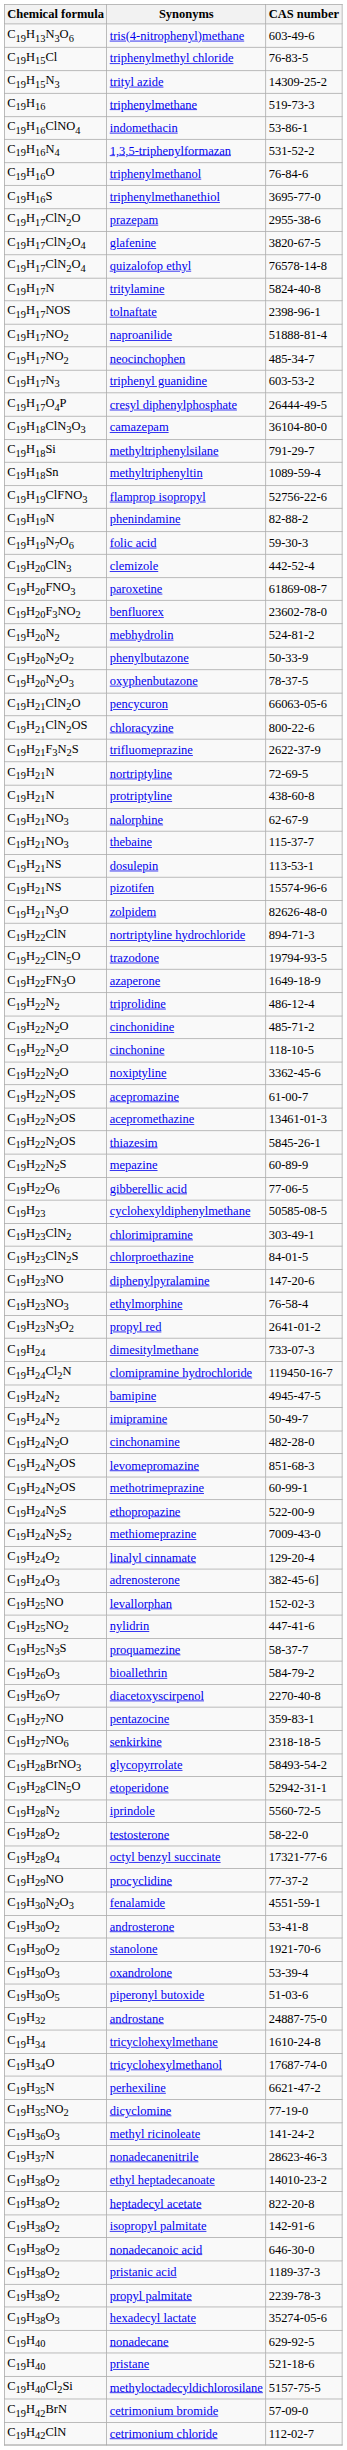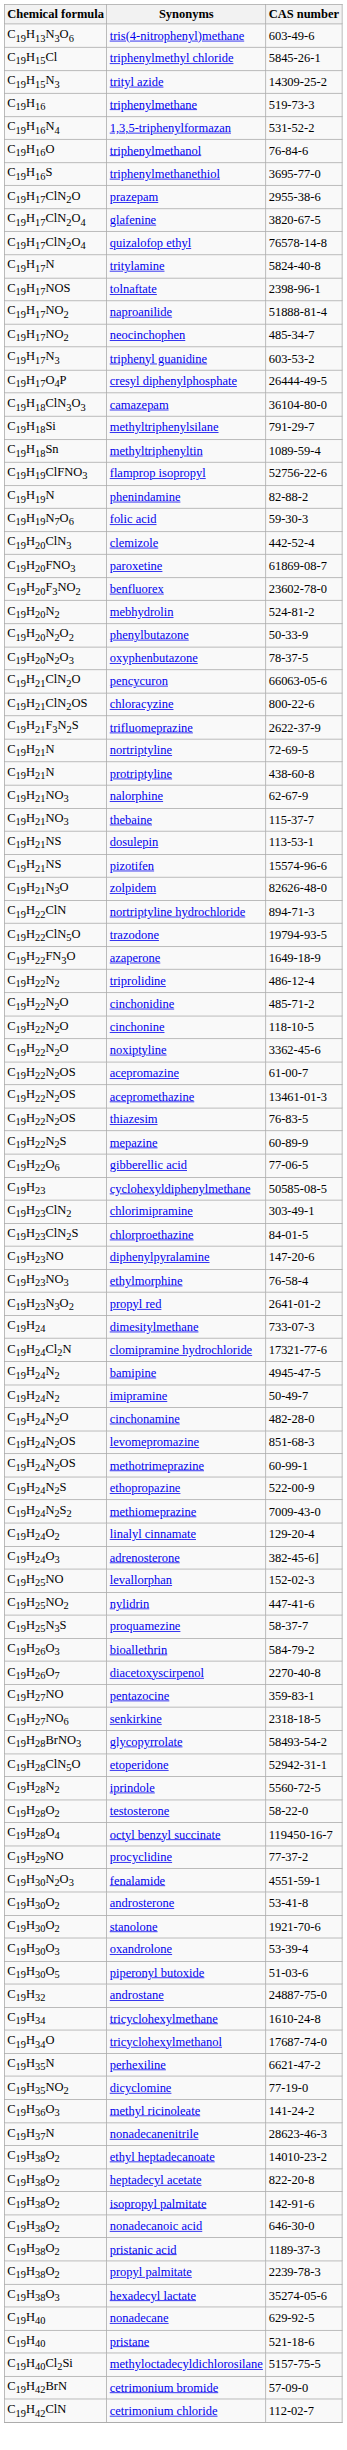(288, 58) 76-83-5 -> (295, 58) 5845-26-1
- row: (144, 128)
(295, 1142) 5845-26-1 -> (288, 1119) 76-83-5
(301, 1373) 119450-16-7 -> (298, 1350) 17321-77-6
(298, 1857) 17321-77-6 -> (301, 1834) 119450-16-7
